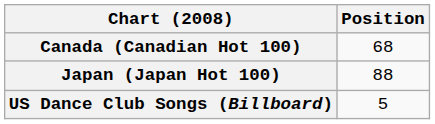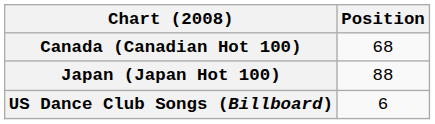(383, 104) 5 -> (383, 104) 6
